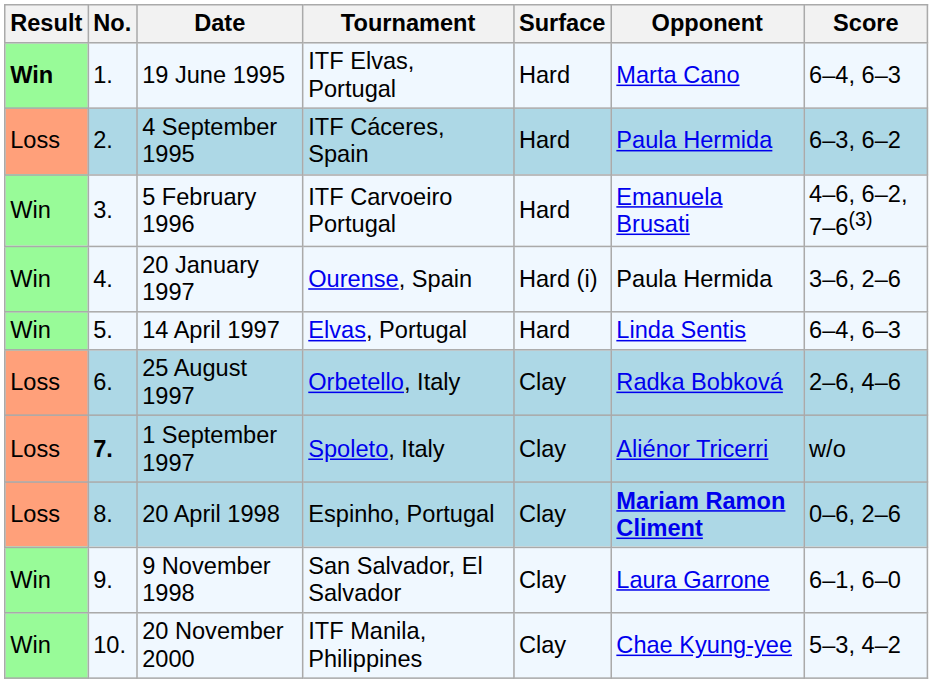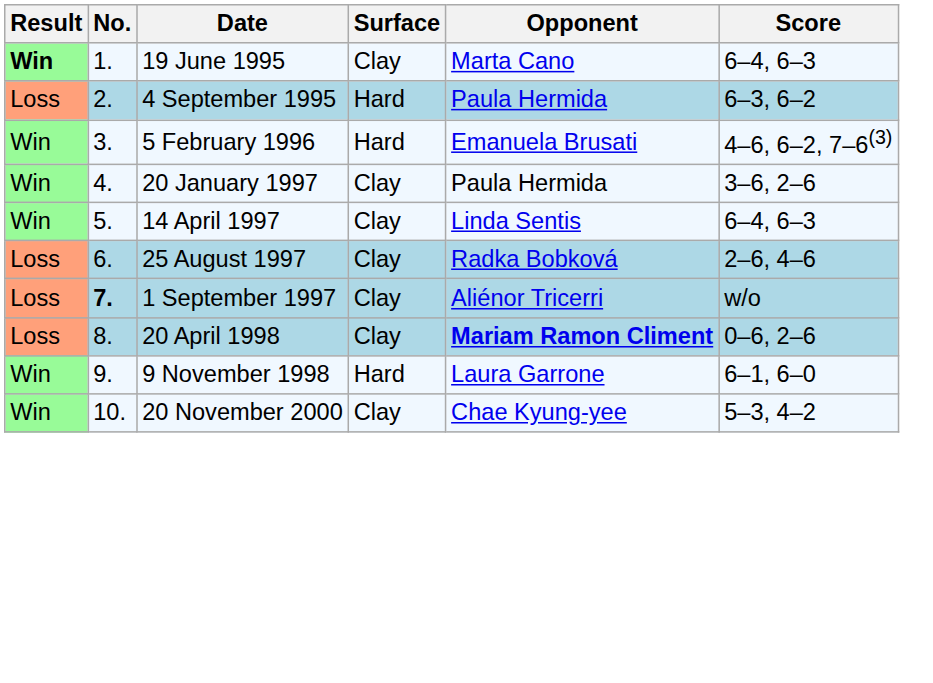- column: (408, 23)
(544, 75) Hard -> (377, 61) Clay
(558, 278) Hard (i) -> (377, 182) Clay
(544, 330) Hard -> (377, 220) Clay
(542, 579) Clay -> (379, 374) Hard
